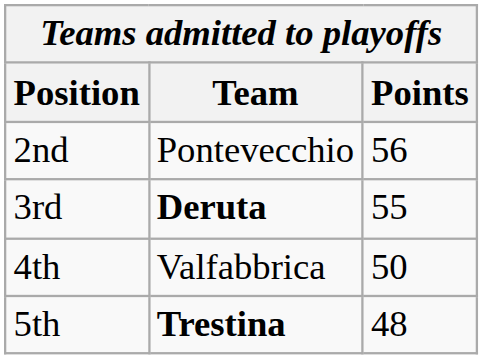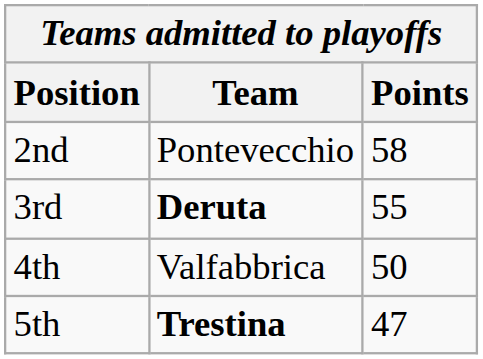(389, 149) 56 -> (389, 149) 58
(389, 324) 48 -> (389, 324) 47
